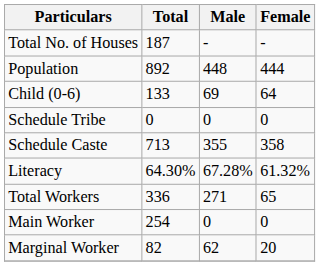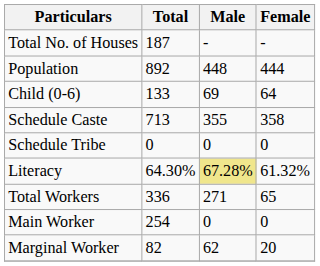rows swapped: (58, 145) <-> (57, 119)
(228, 171) no background -> (228, 171) khaki background
